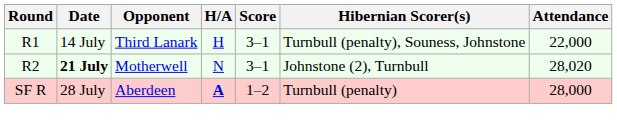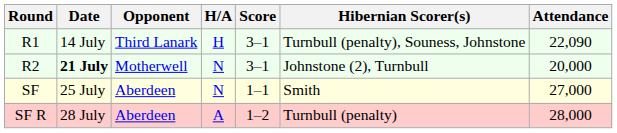(570, 41) 22,000 -> (570, 41) 22,090
(570, 66) 28,020 -> (570, 66) 20,000
+ row: (30, 90)
(218, 90) bold -> (218, 115) normal
